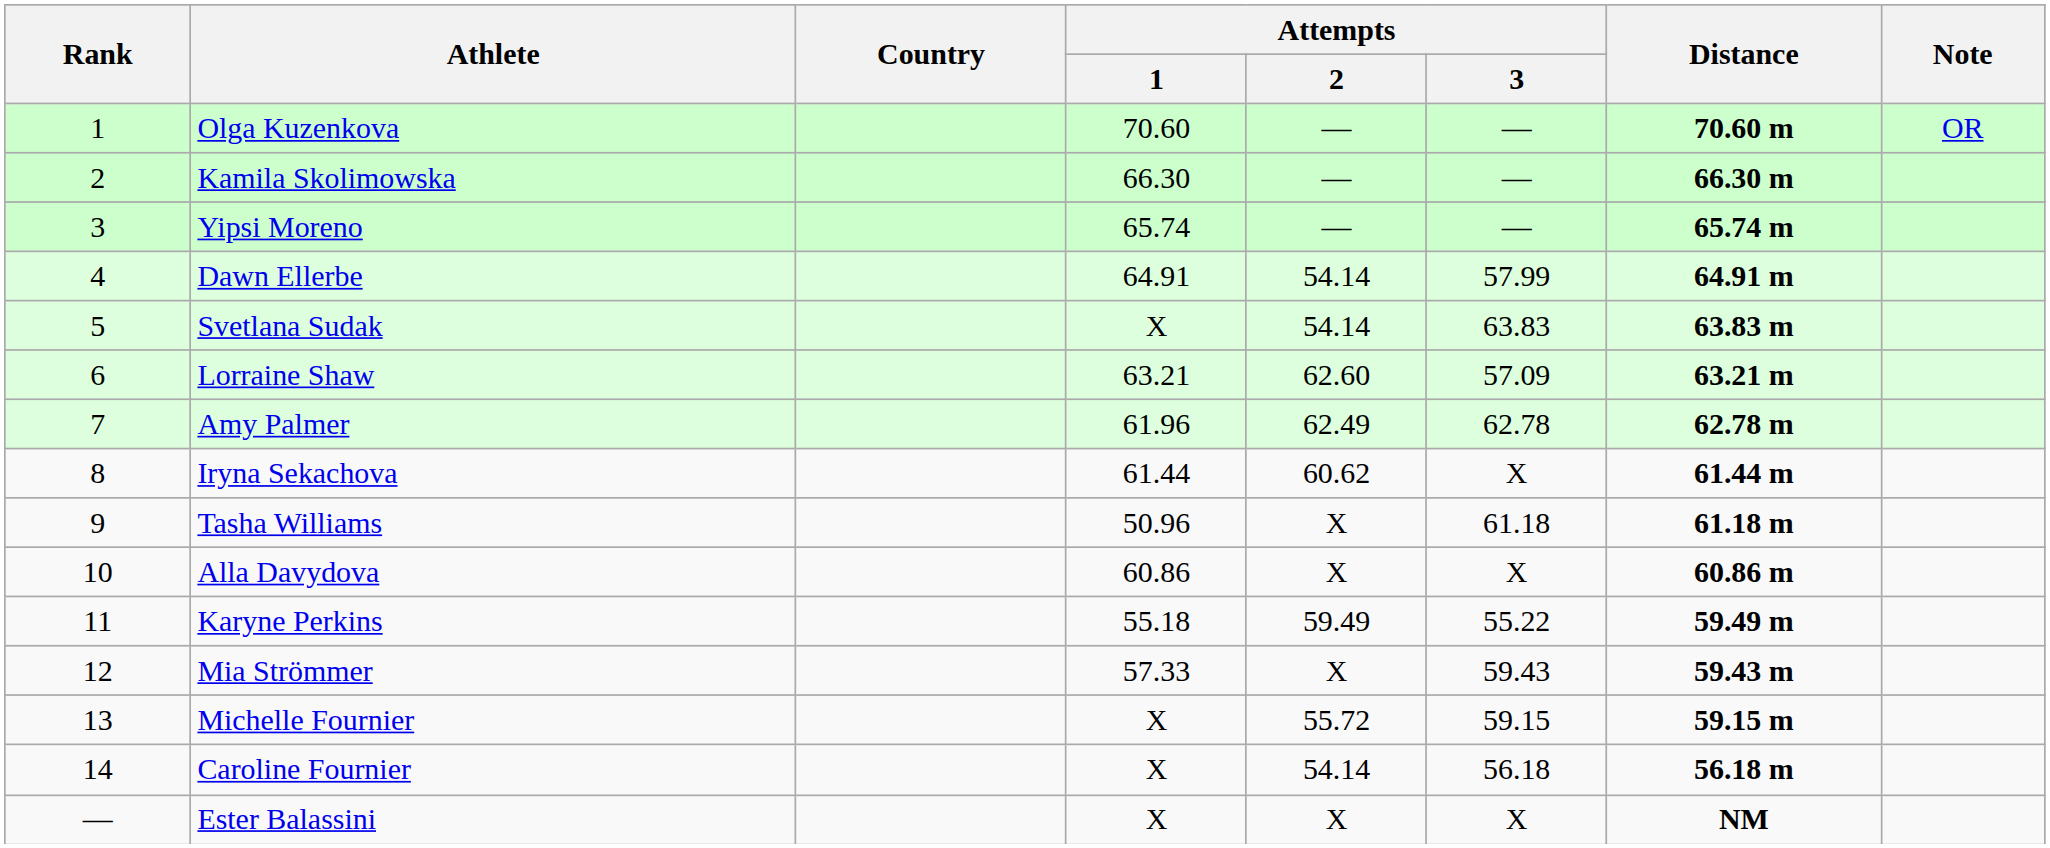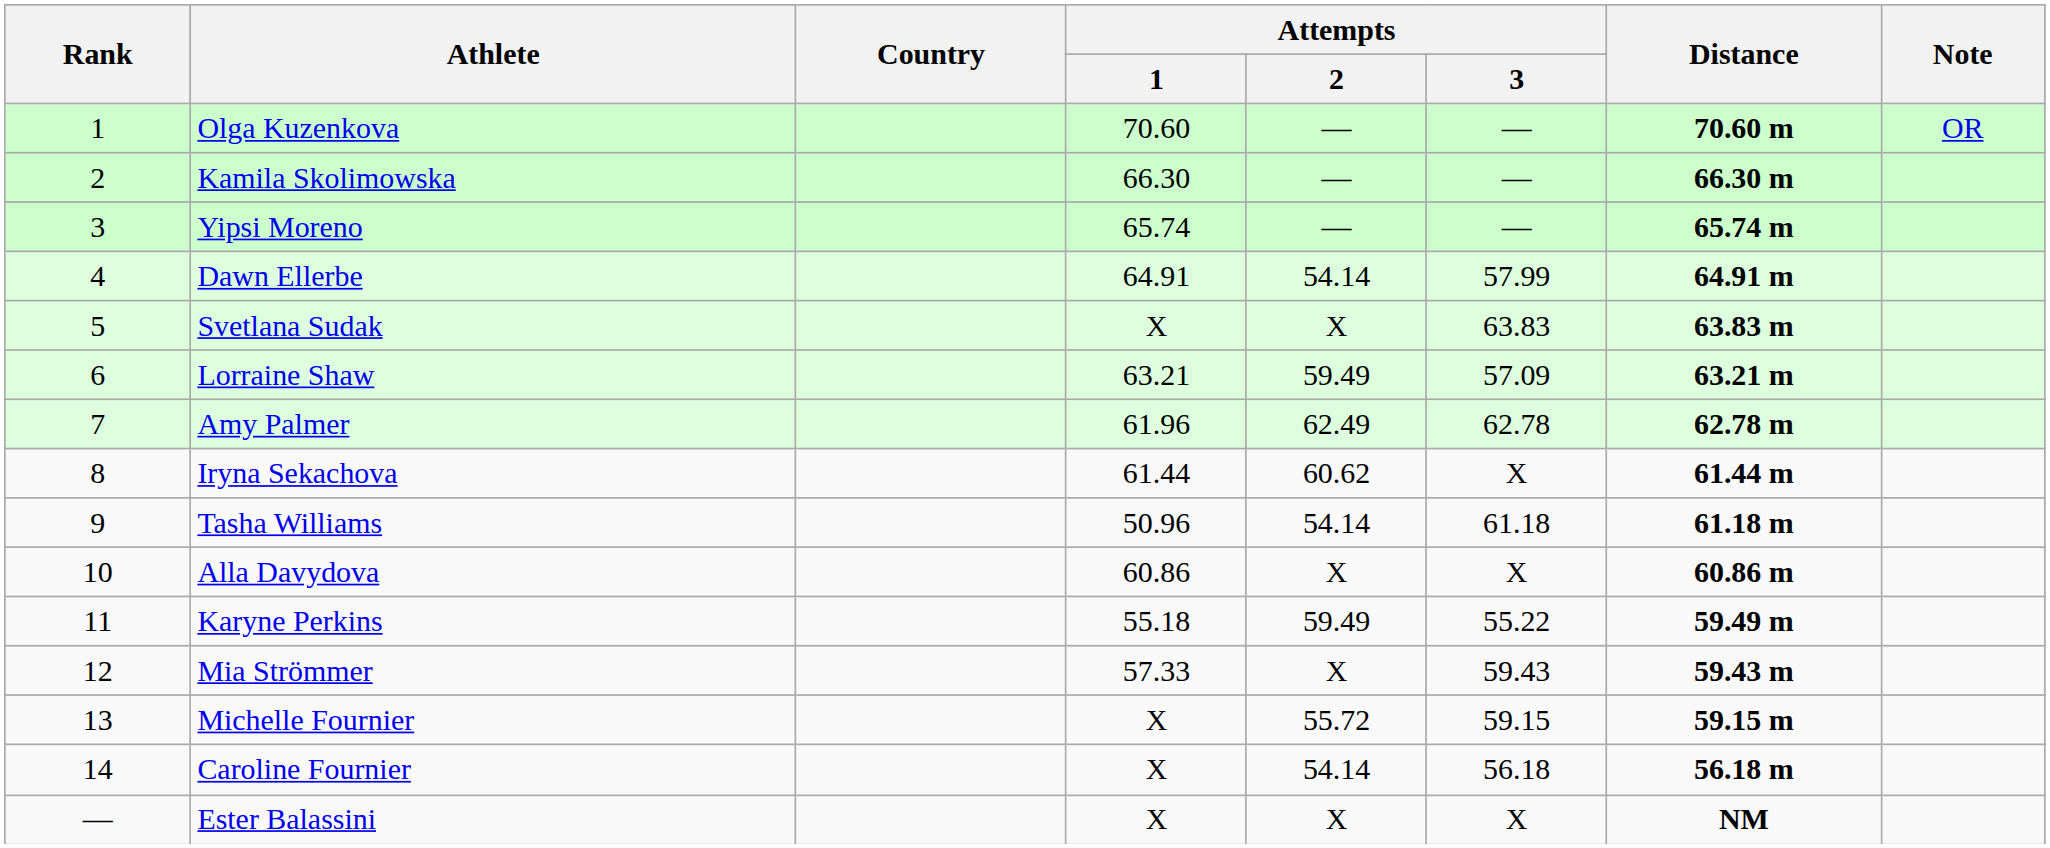(1337, 324) 54.14 -> (1337, 324) X
(1337, 374) 62.60 -> (1337, 374) 59.49
(1337, 522) X -> (1337, 522) 54.14
